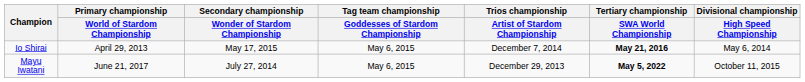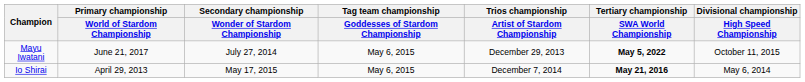rows swapped: (31, 47) <-> (31, 65)
